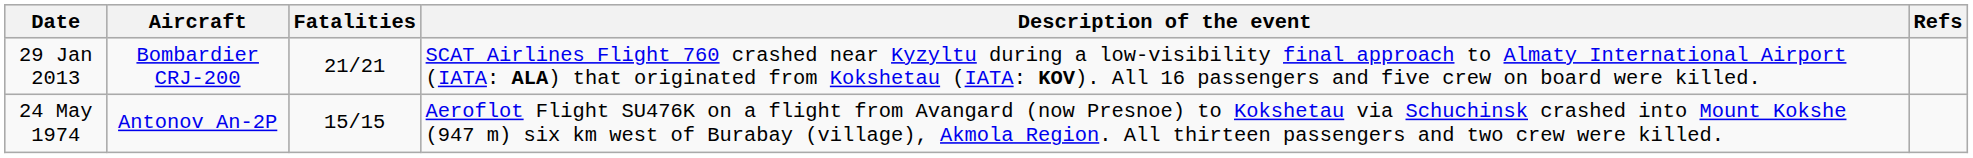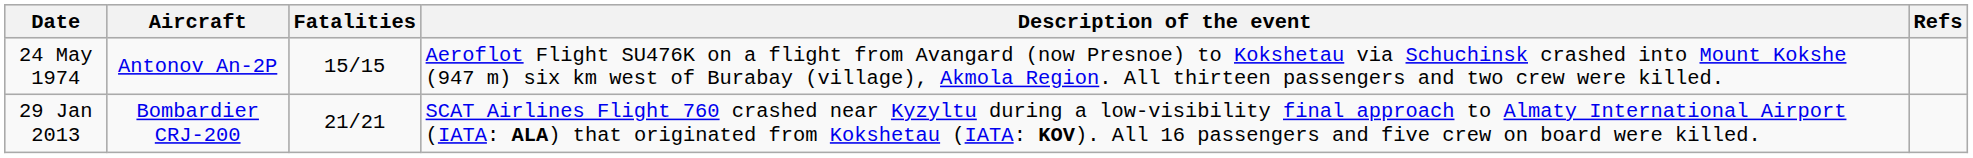rows swapped: (56, 123) <-> (56, 66)
